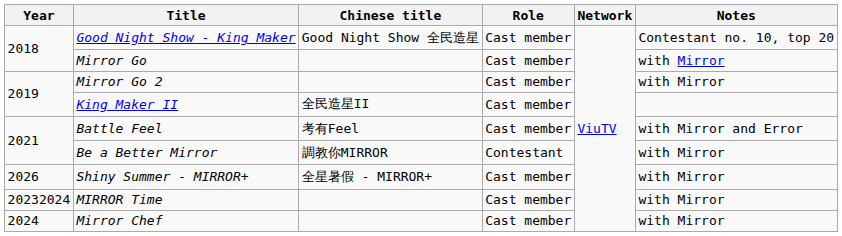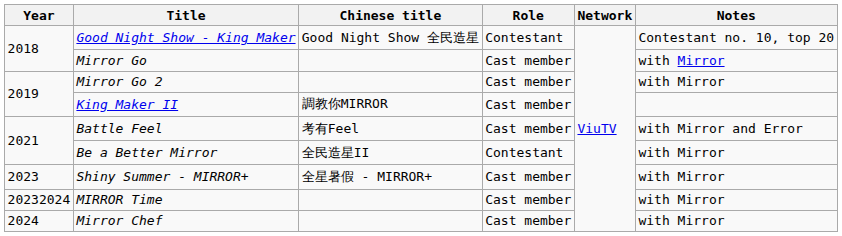(528, 38) Cast member -> (524, 38) Contestant
(336, 104) 全民造星II -> (345, 104) 調教你MIRROR
(345, 152) 調教你MIRROR -> (336, 152) 全民造星II
(23, 177) 2026 -> (23, 177) 2023
